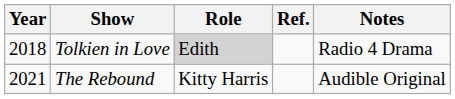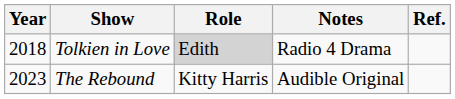columns swapped: (382, 19) <-> (293, 19)
(28, 78) 2021 -> (28, 78) 2023
